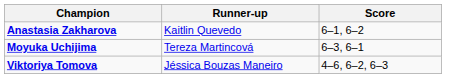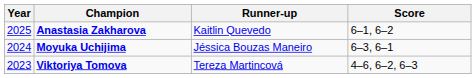+ column: (19, 13)
(209, 48) Tereza Martincová -> (253, 48) Jéssica Bouzas Maneiro
(223, 65) Jéssica Bouzas Maneiro -> (238, 65) Tereza Martincová
